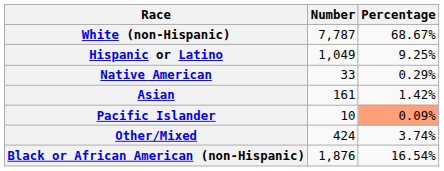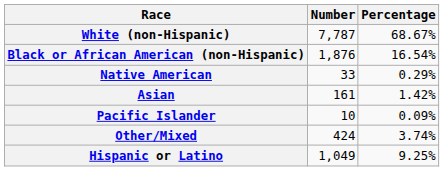rows swapped: (156, 155) <-> (156, 55)
(417, 115) lightsalmon background -> (417, 115) no background
